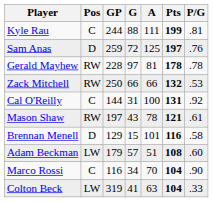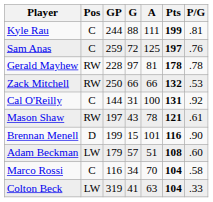(92, 48) D -> (92, 48) C
(114, 135) 129 -> (114, 135) 199
(196, 135) .58 -> (196, 135) .90
(196, 170) .90 -> (196, 170) .58
